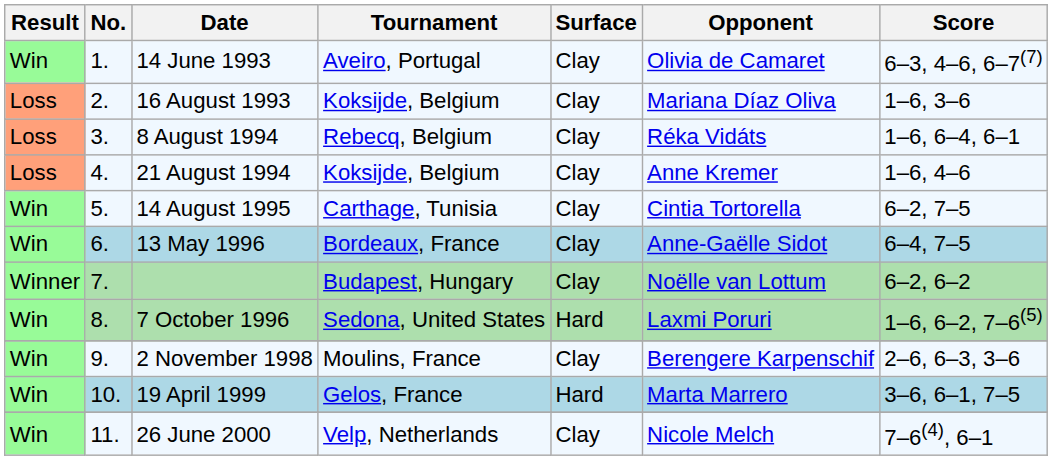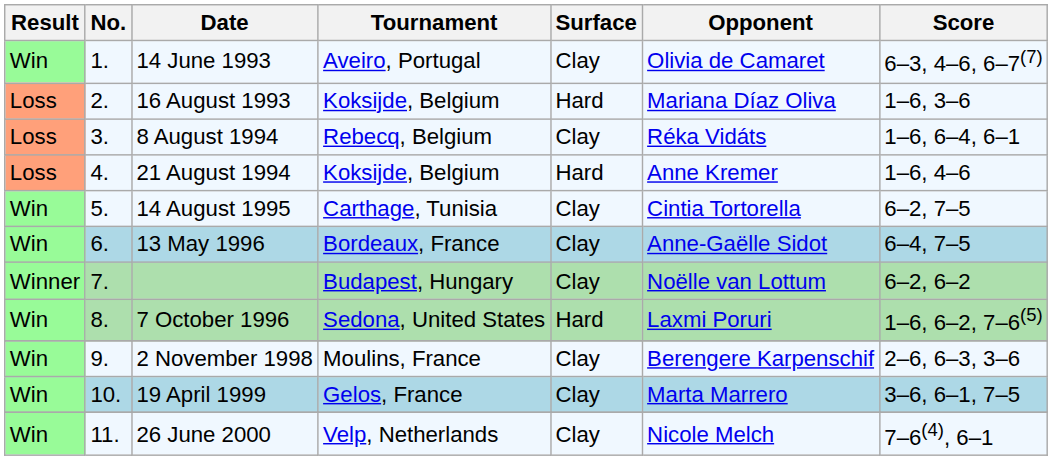(578, 100) Clay -> (579, 100) Hard
(578, 172) Clay -> (579, 172) Hard
(579, 394) Hard -> (578, 394) Clay
